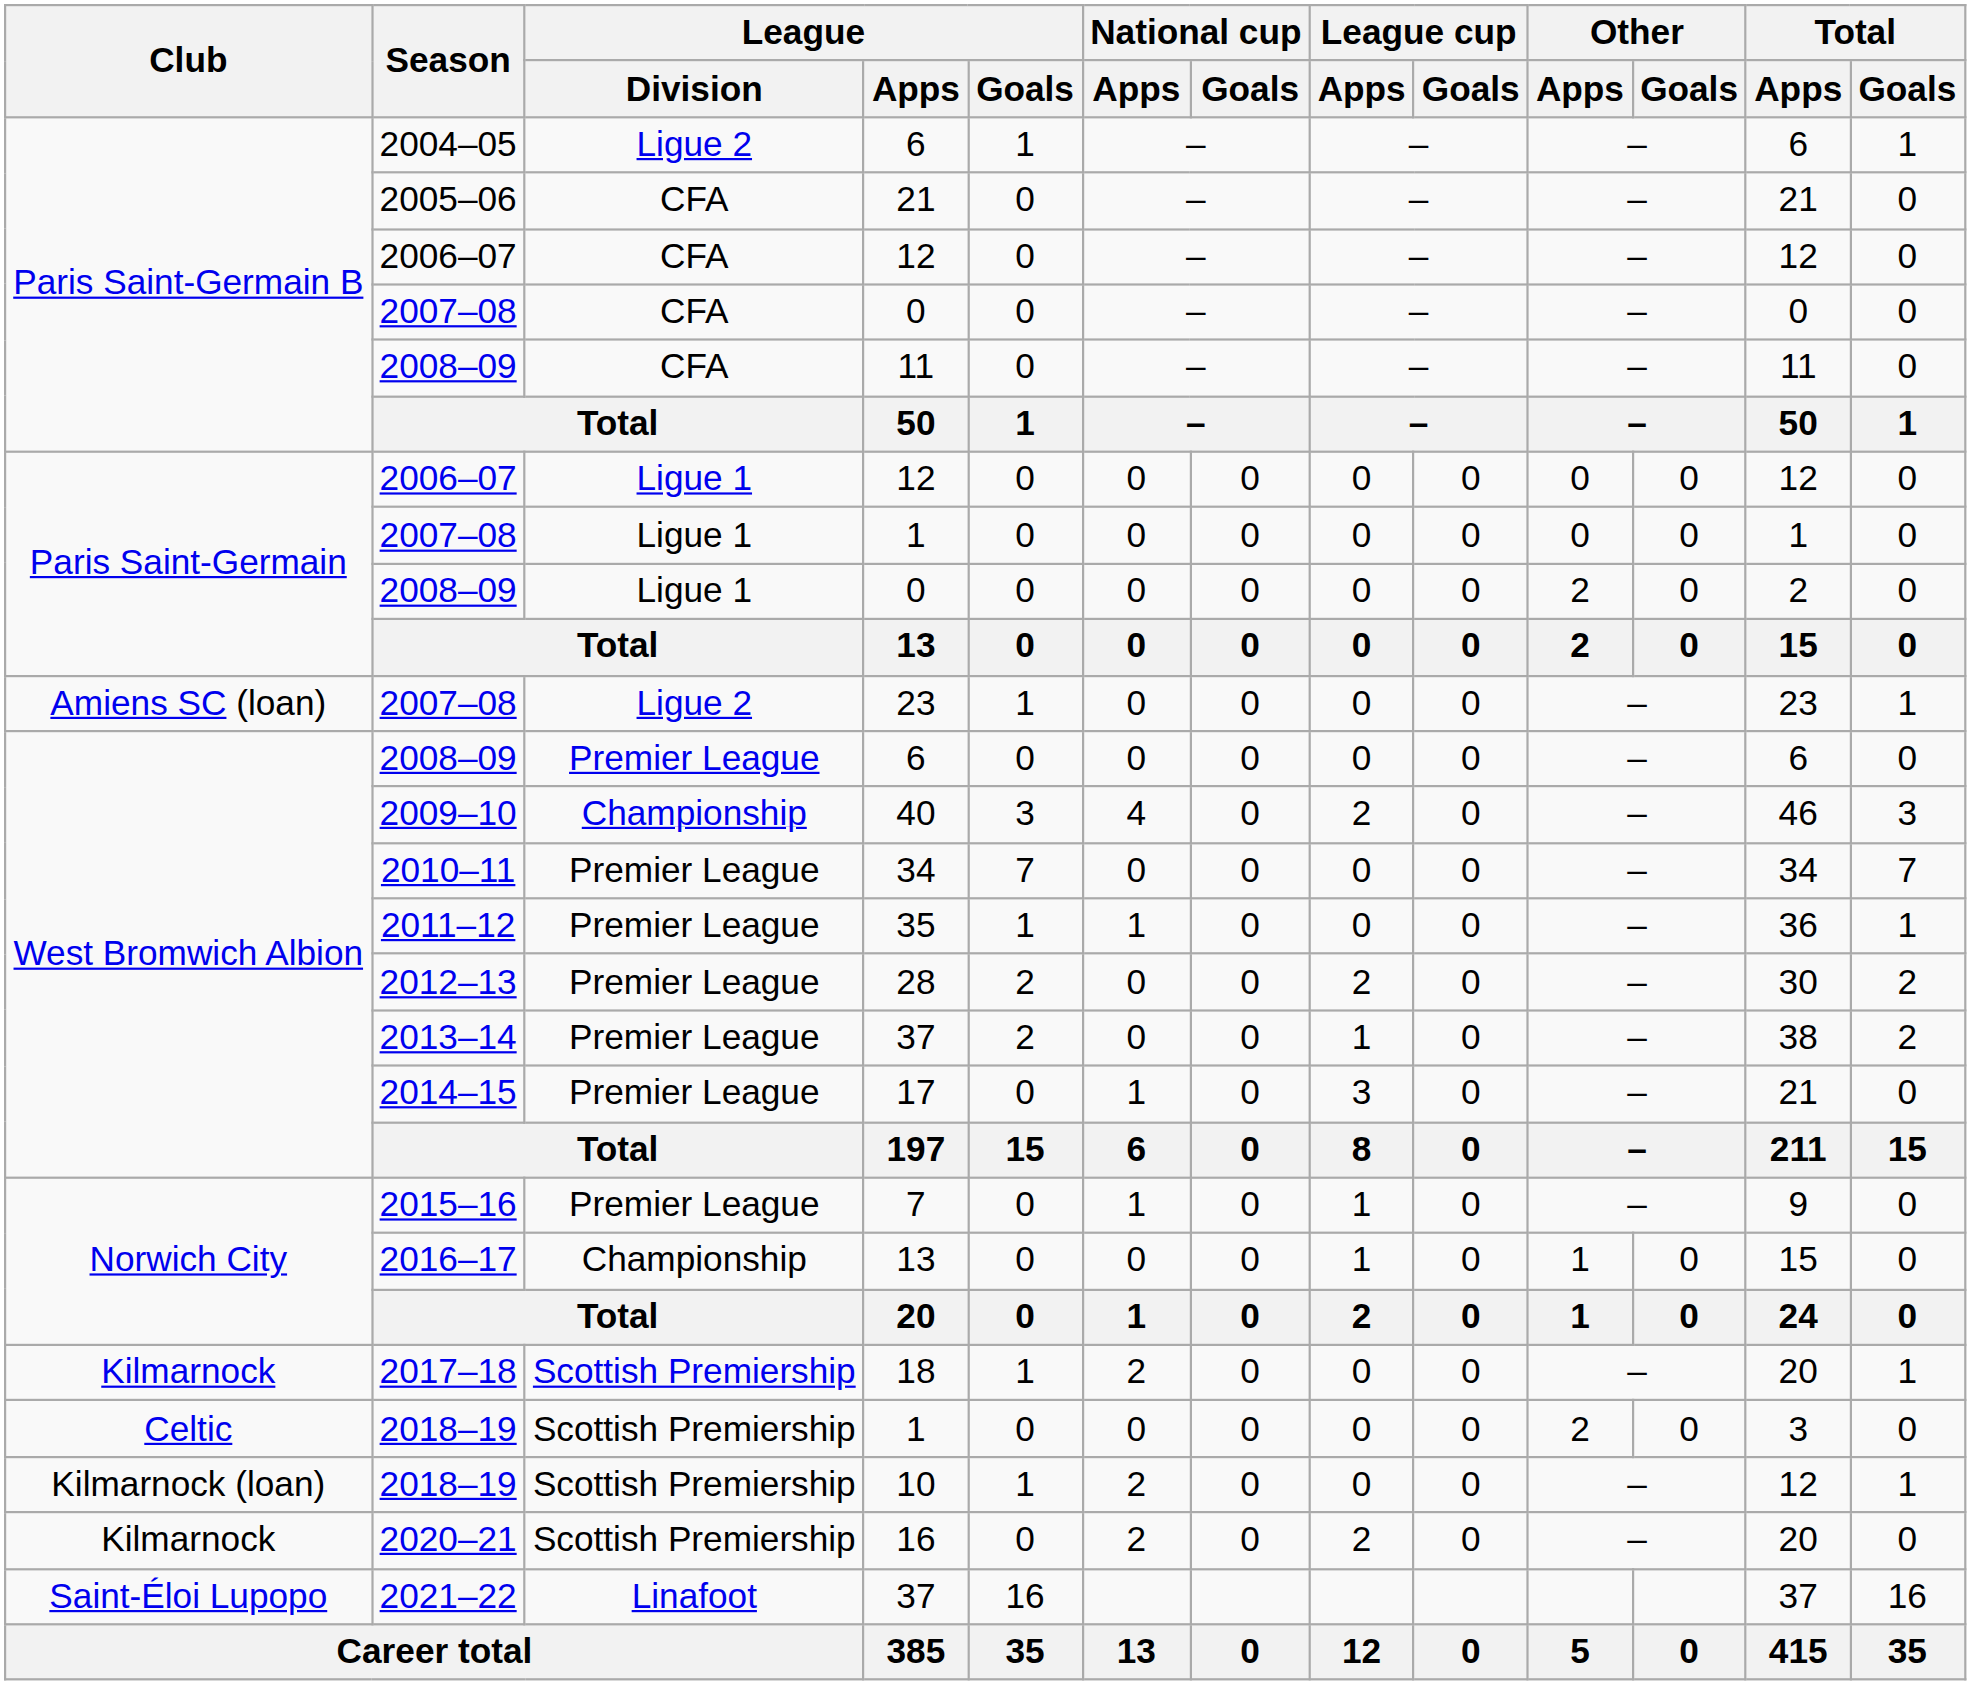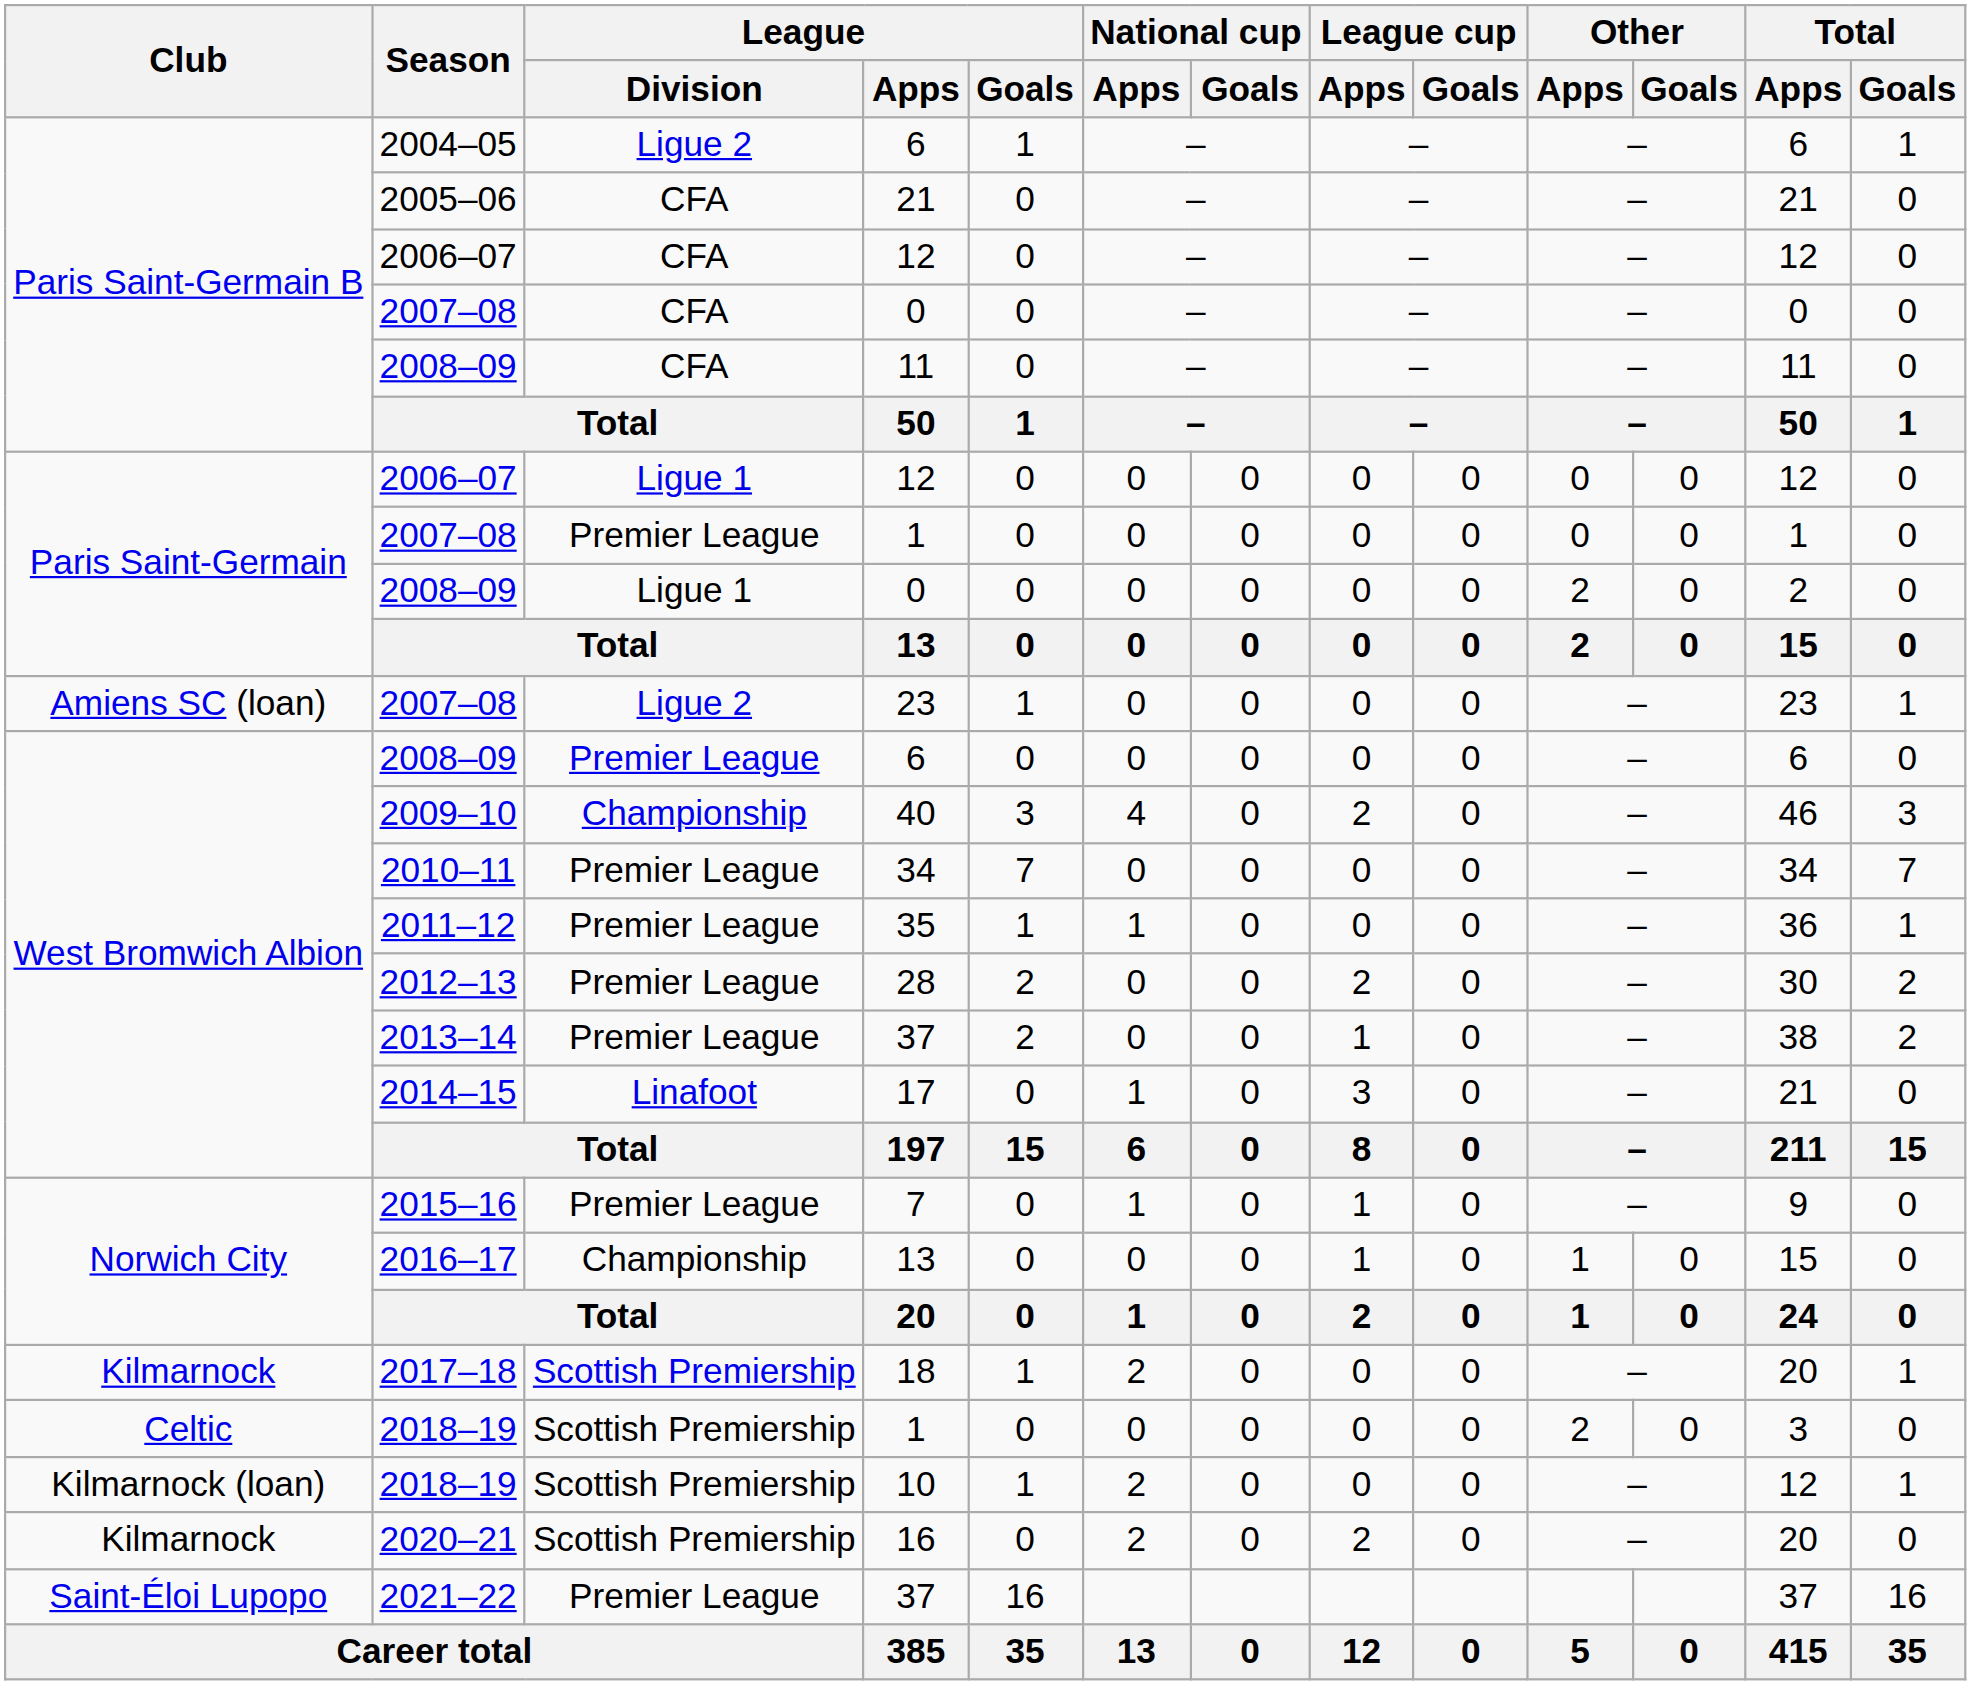(694, 534) Ligue 1 -> (694, 534) Premier League
(694, 1093) Premier League -> (694, 1093) Linafoot
(694, 1595) Linafoot -> (694, 1595) Premier League
